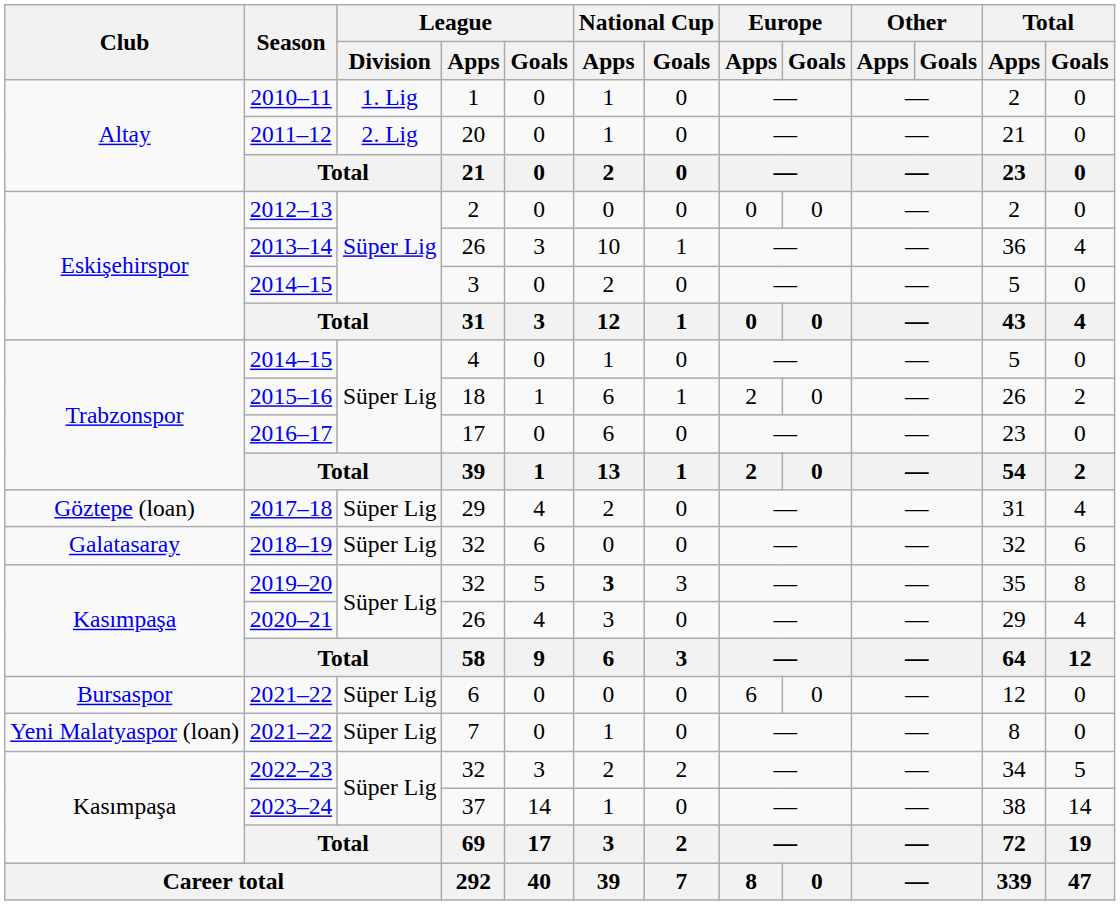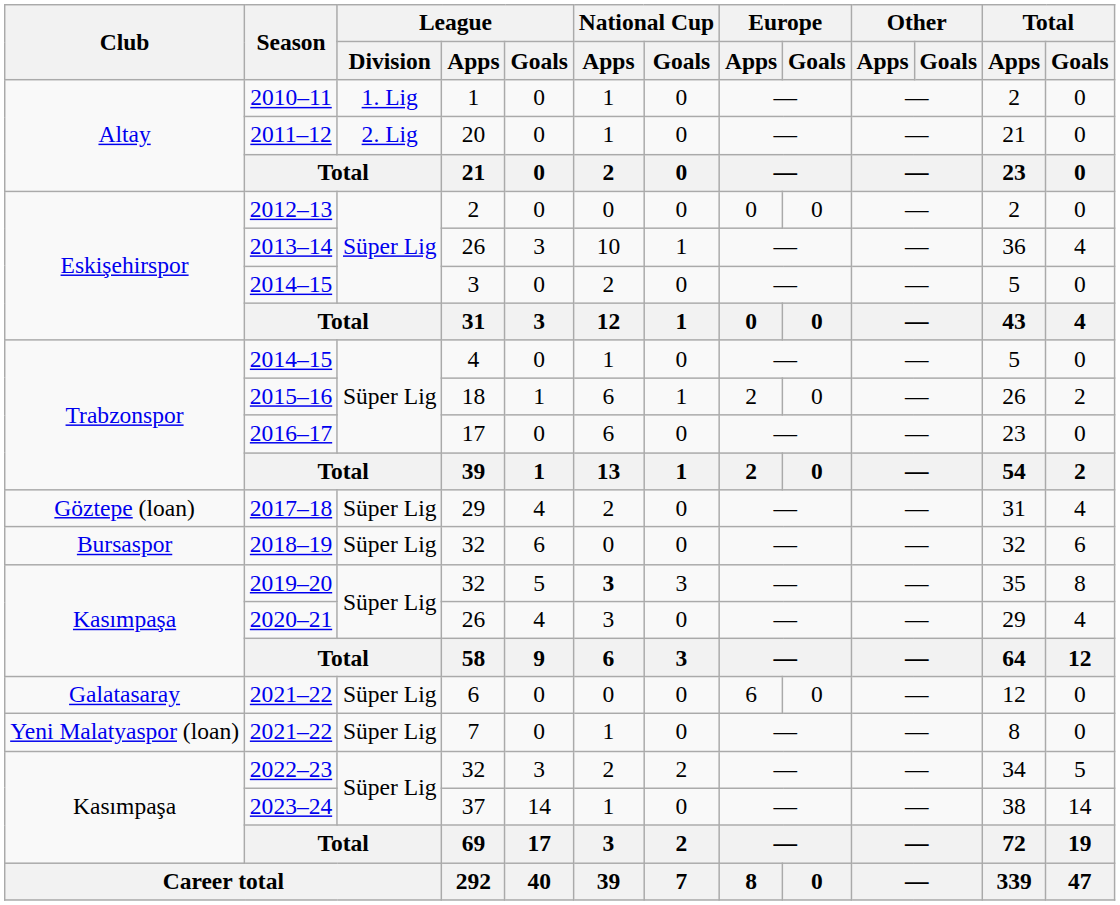(125, 545) Galatasaray -> (125, 545) Bursaspor
(125, 694) Bursaspor -> (125, 694) Galatasaray
